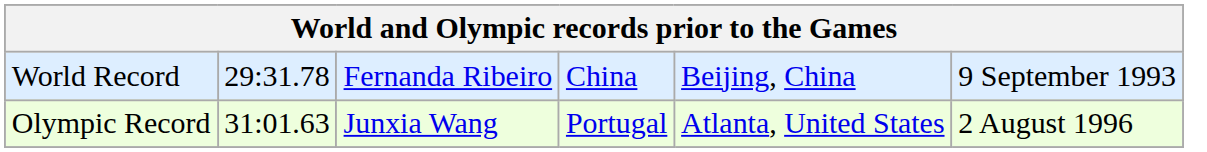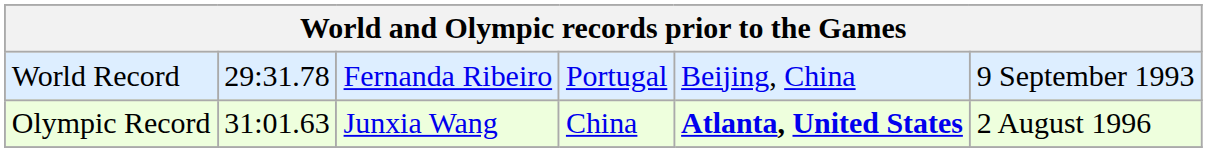(602, 75) China -> (617, 75) Portugal
(617, 123) Portugal -> (602, 123) China
(813, 123) normal -> (822, 123) bold
